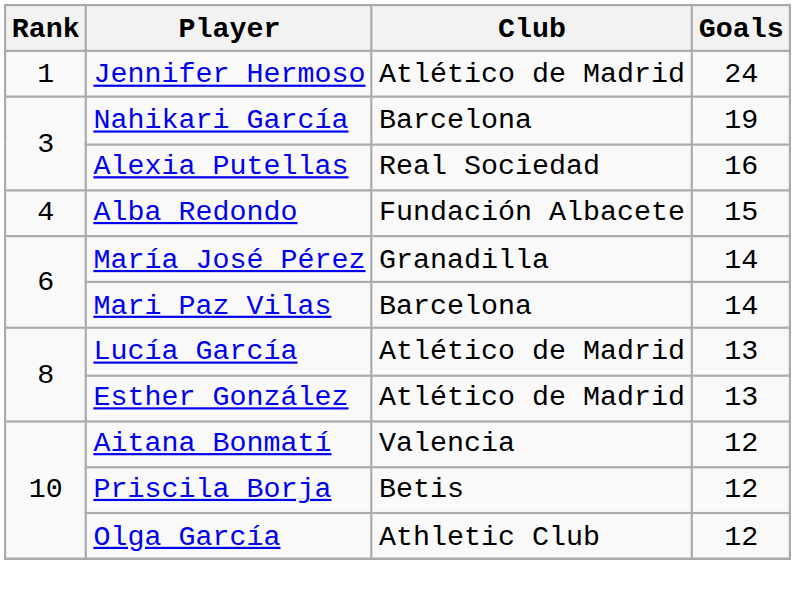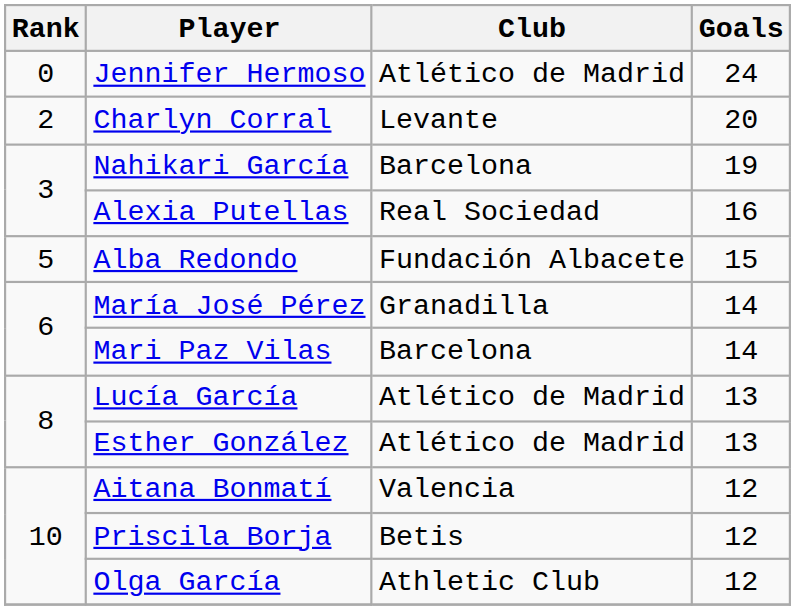(46, 74) 1 -> (46, 74) 0
+ row: (212, 121)
(46, 213) 4 -> (46, 259) 5
